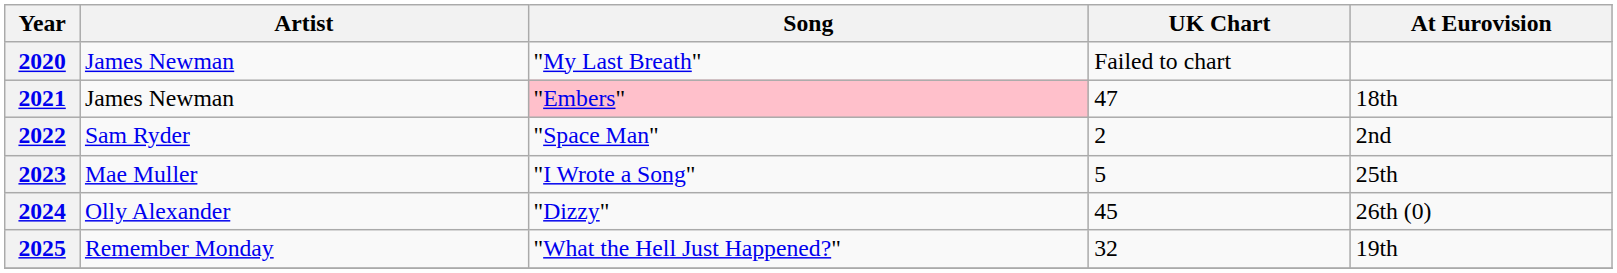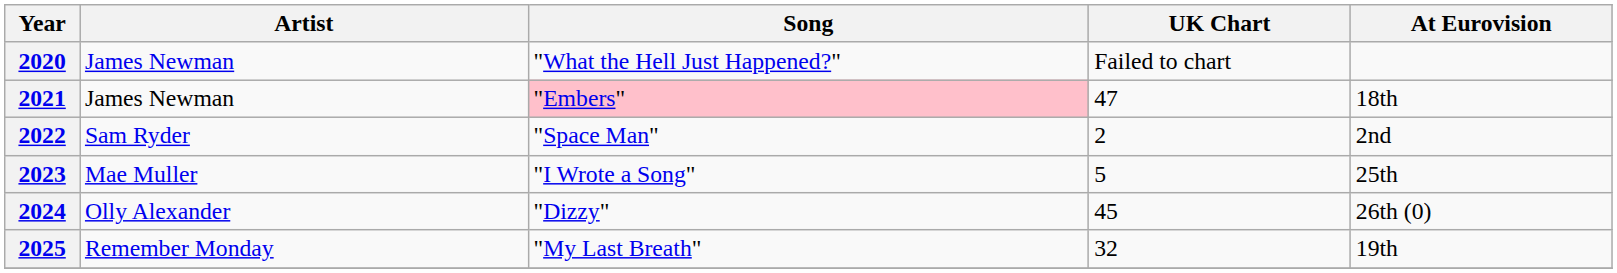(617, 60) "My Last Breath" -> (687, 60) "What the Hell Just Happened?"
(687, 248) "What the Hell Just Happened?" -> (617, 248) "My Last Breath"
